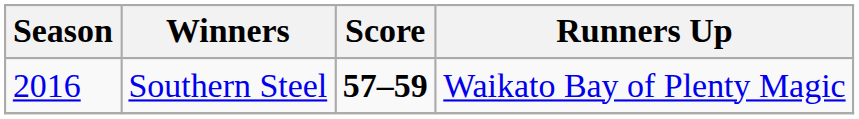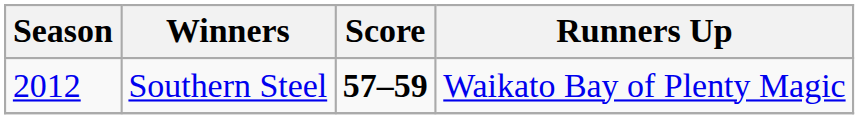(47, 85) 2016 -> (47, 85) 2012
